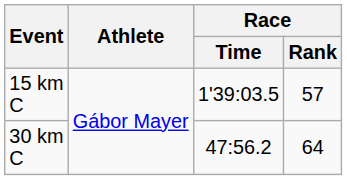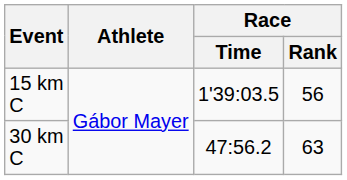(313, 95) 57 -> (313, 95) 56
(313, 148) 64 -> (313, 148) 63
